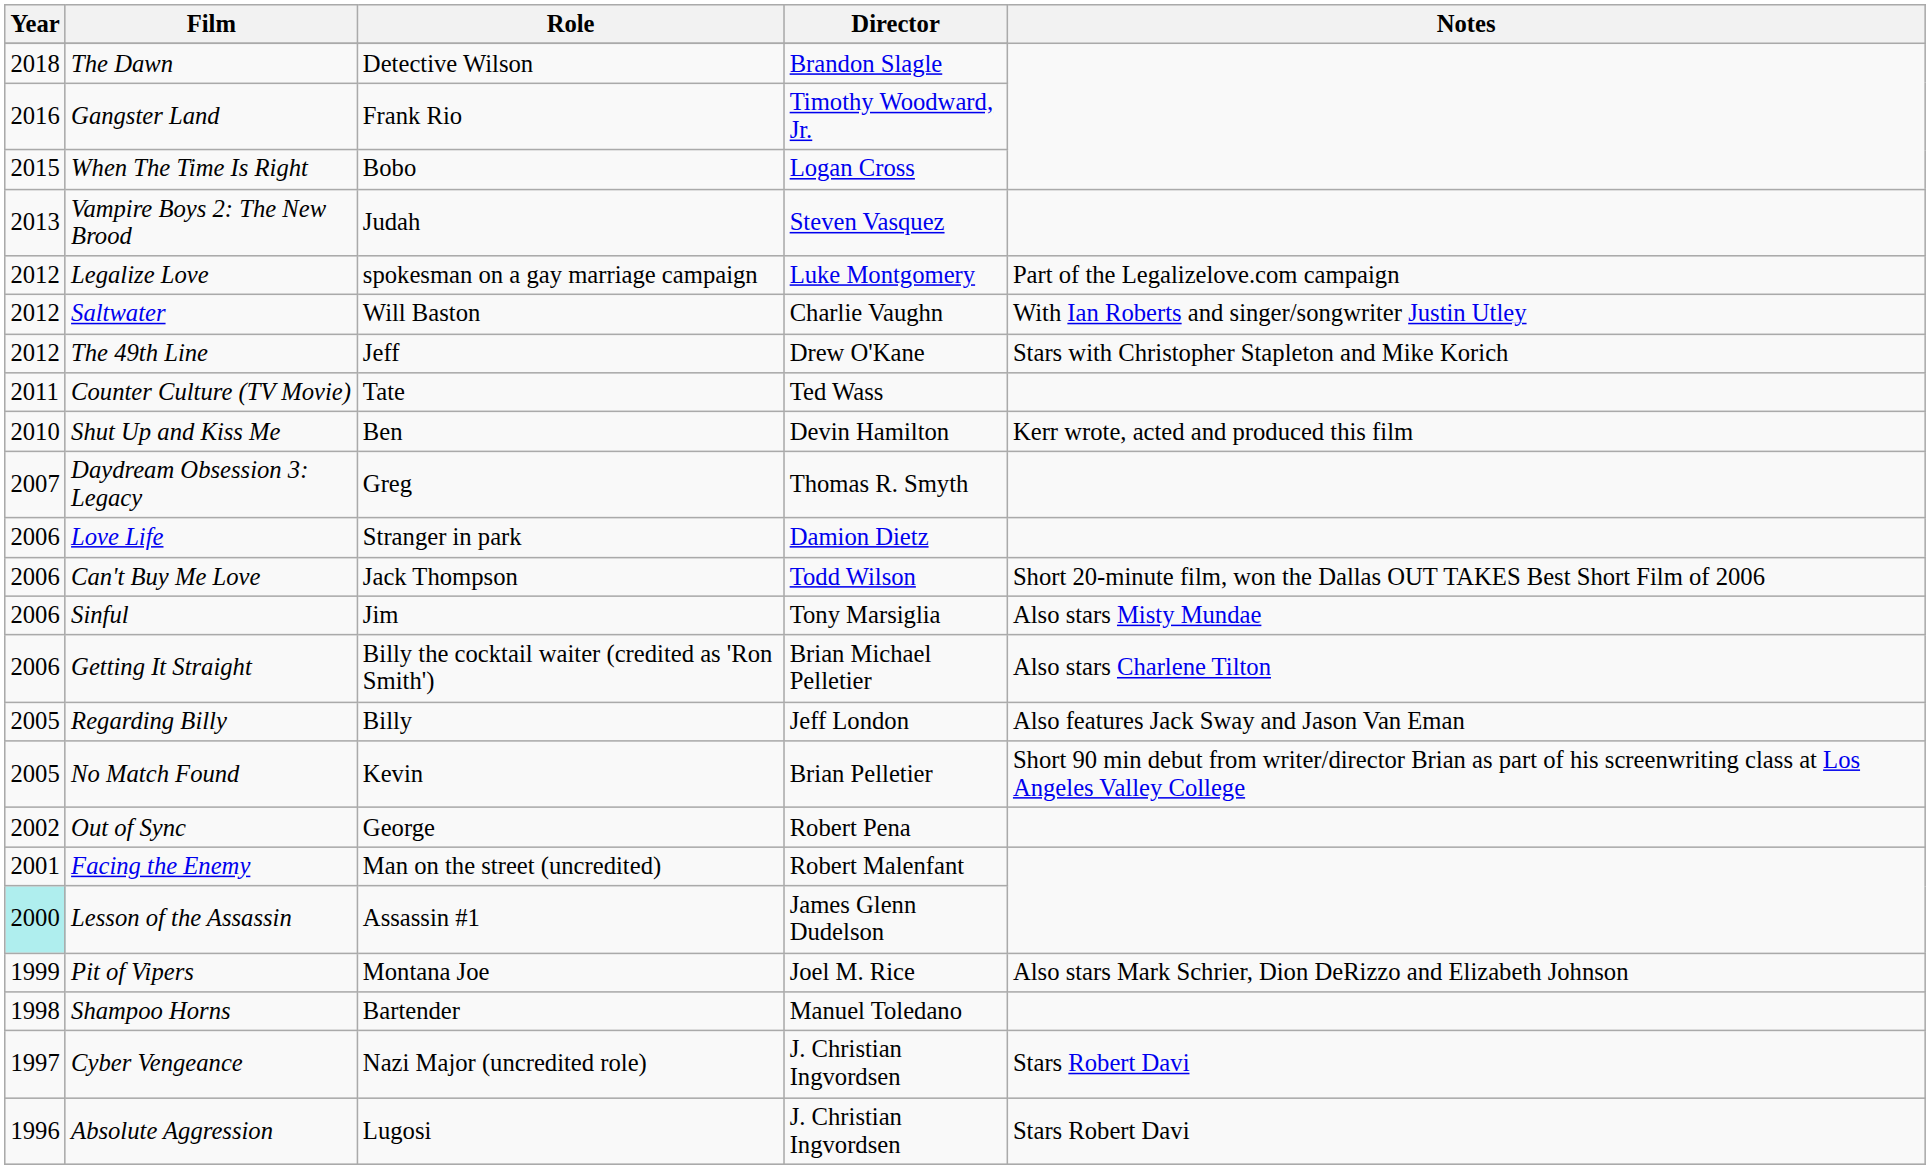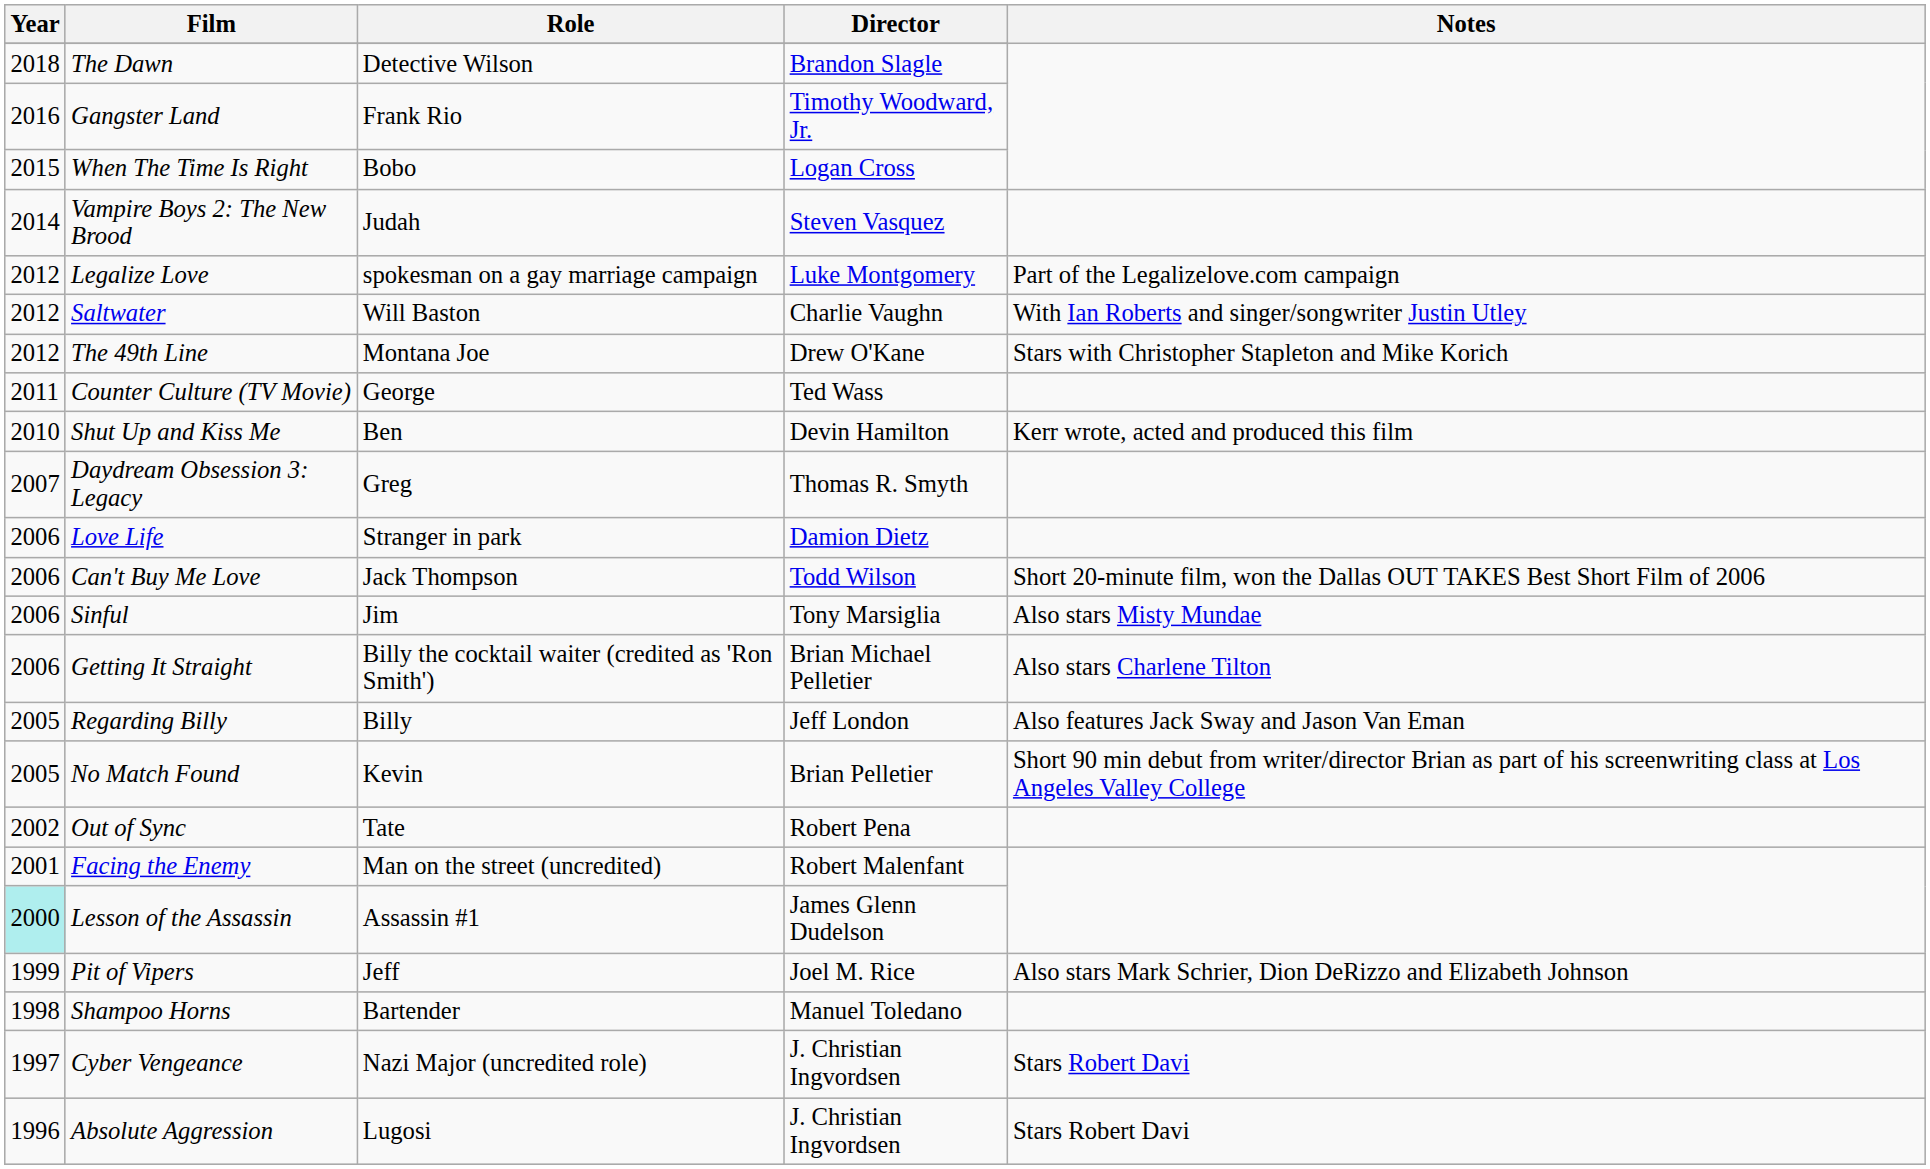(35, 221) 2013 -> (35, 221) 2014
(381, 353) Jeff -> (426, 353) Montana Joe
(384, 392) Tate -> (399, 392) George
(399, 826) George -> (384, 826) Tate
(426, 971) Montana Joe -> (381, 971) Jeff
